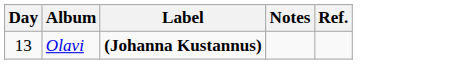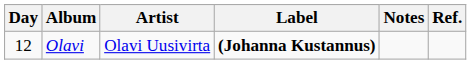+ column: (157, 18)
(23, 45) 13 -> (23, 45) 12
